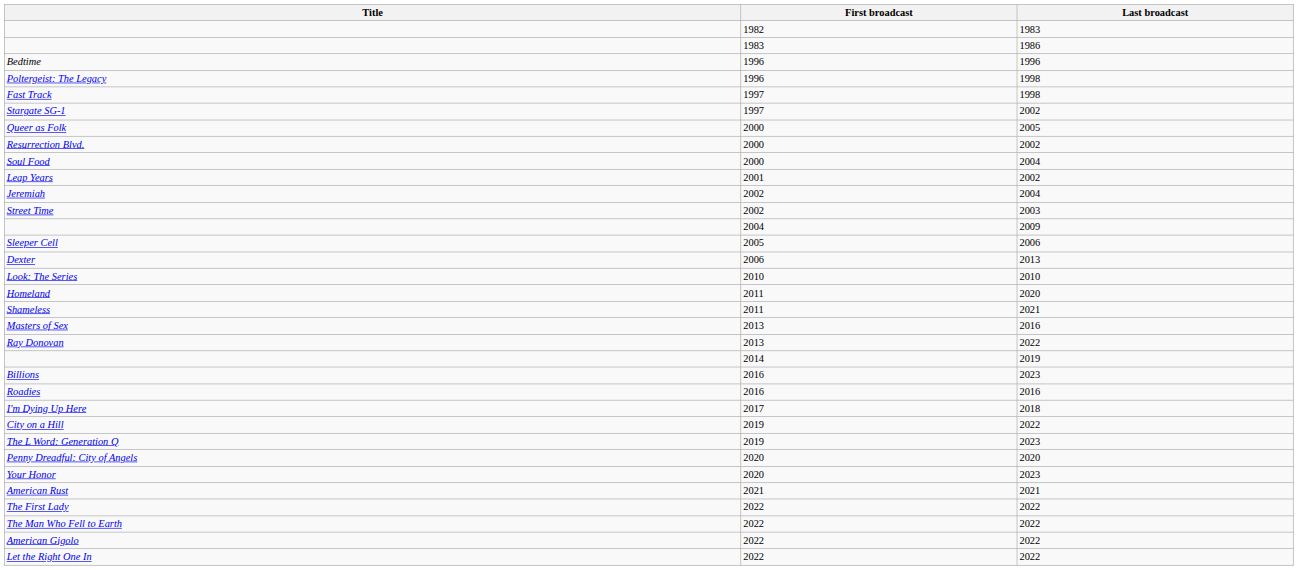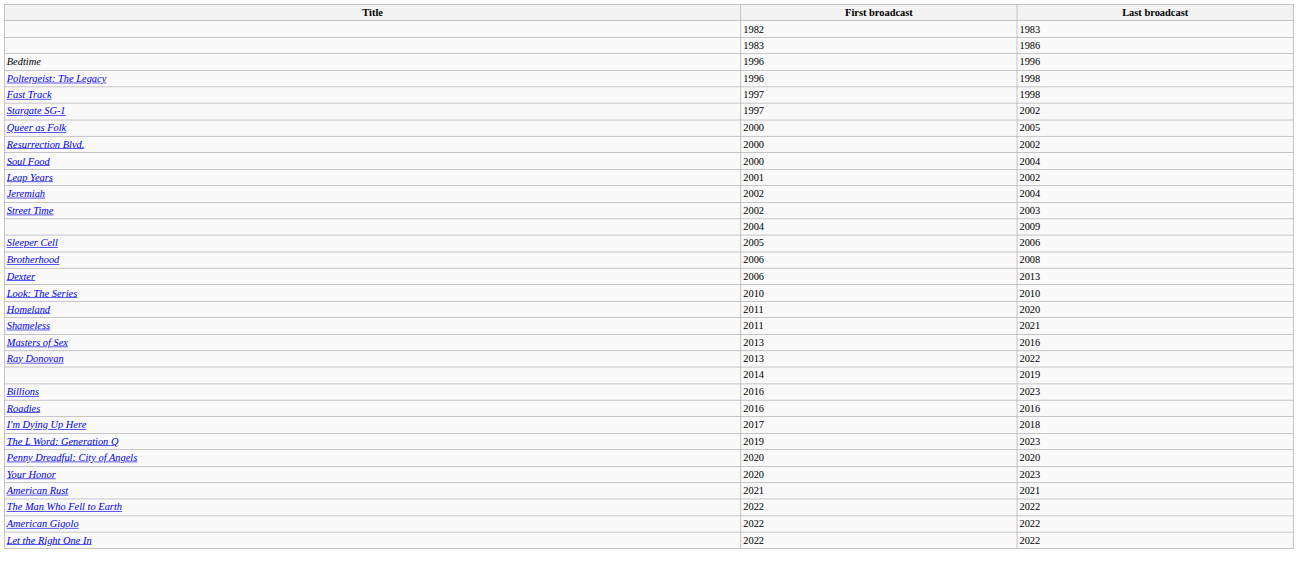+ row: (33, 260)
- row: (35, 425)
- row: (38, 507)
